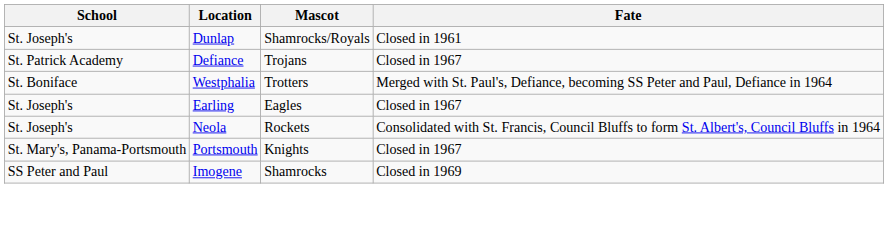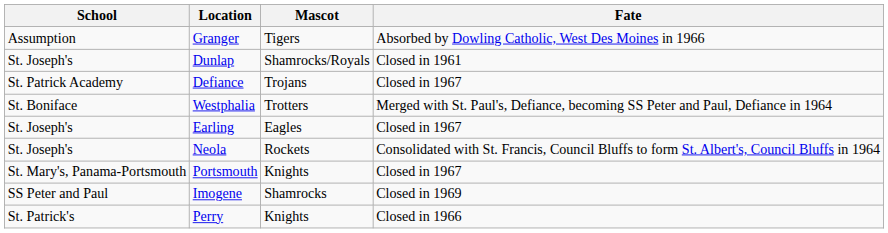+ row: (216, 37)
+ row: (208, 216)
